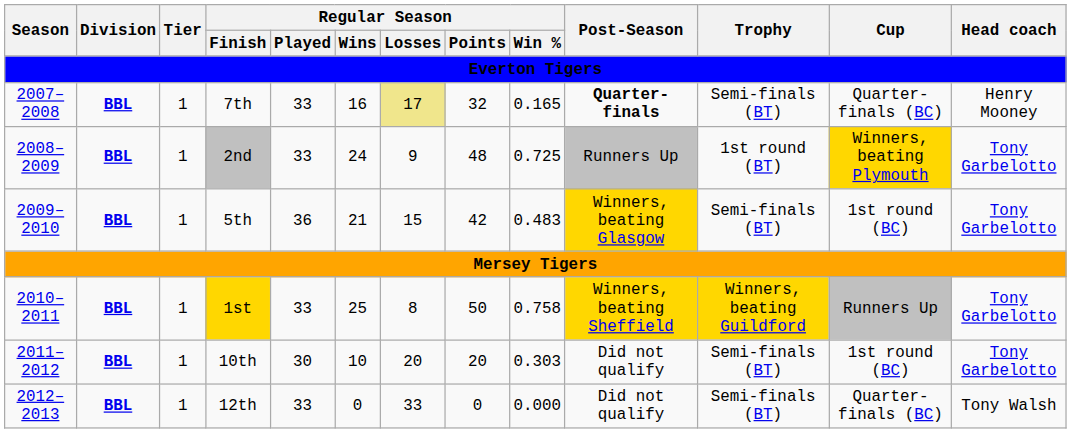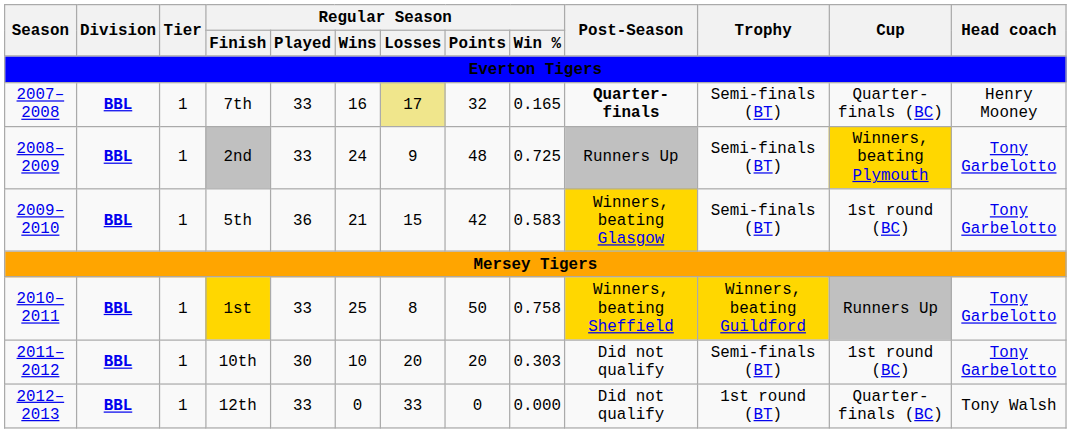(763, 158) 1st round (BT) -> (763, 158) Semi-finals (BT)
(537, 220) 0.483 -> (537, 220) 0.583
(763, 406) Semi-finals (BT) -> (763, 406) 1st round (BT)
